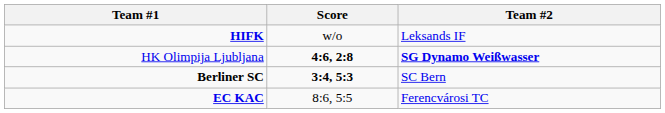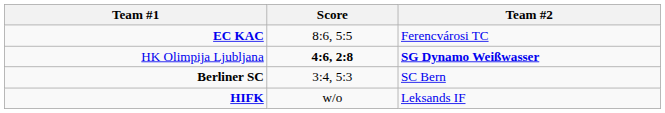rows swapped: (238, 98) <-> (247, 35)
(332, 77) bold -> (332, 77) normal
